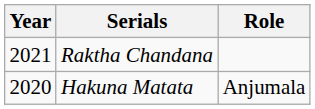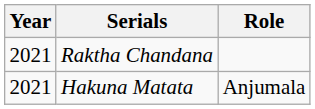(30, 87) 2020 -> (30, 87) 2021
